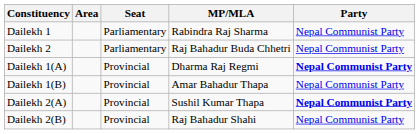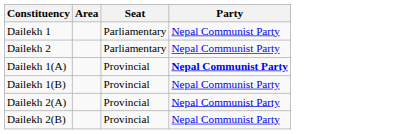- column: (231, 13)
(354, 102) bold -> (226, 102) normal
